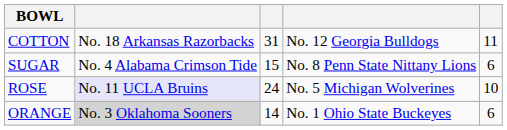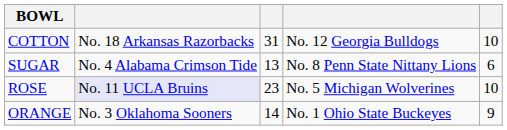(490, 40) 11 -> (491, 40) 10
(272, 64) 15 -> (272, 64) 13
(272, 88) 24 -> (272, 88) 23
(155, 112) lightgrey background -> (155, 112) no background
(491, 112) 6 -> (491, 112) 9
